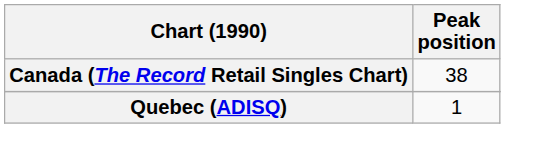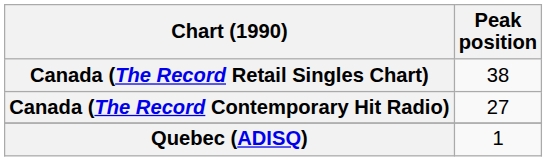+ row: (229, 107)
